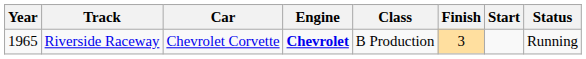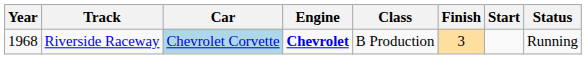(23, 41) 1965 -> (23, 41) 1968
(223, 41) no background -> (223, 41) lightblue background
